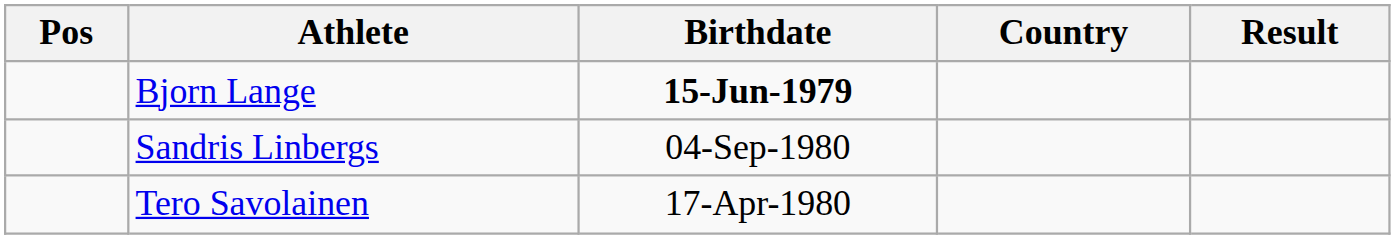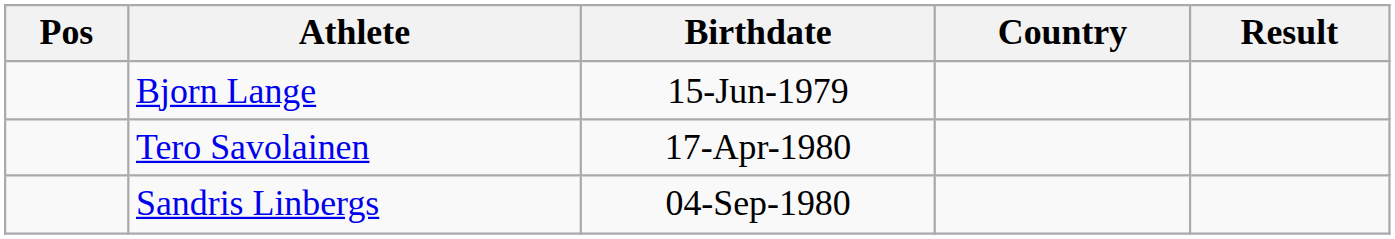(758, 89) bold -> (758, 89) normal
rows swapped: (252, 203) <-> (257, 146)
